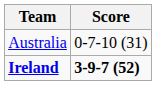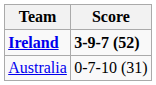rows swapped: (38, 42) <-> (33, 67)
